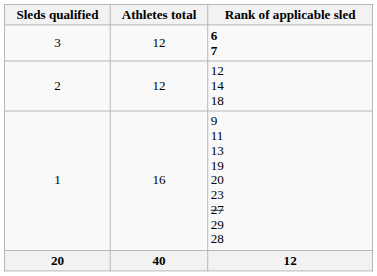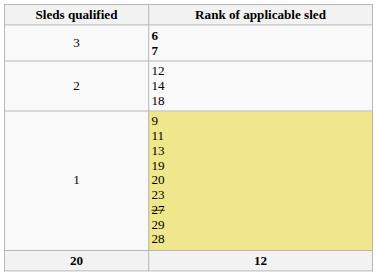- column: (159, 14)
(217, 180) no background -> (158, 180) khaki background
